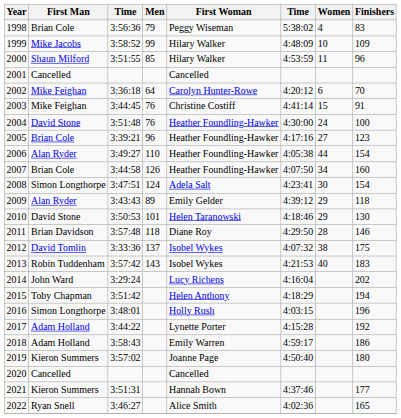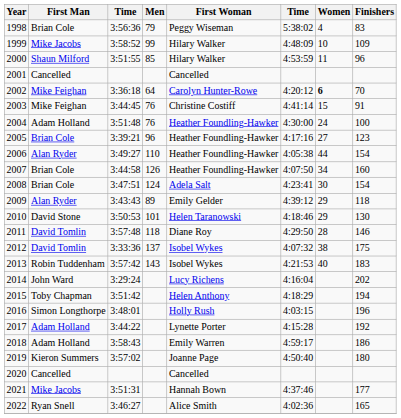(320, 91) normal -> (320, 91) bold
(56, 122) David Stone -> (60, 122) Adam Holland
(68, 185) Simon Longthorpe -> (53, 185) Brian Cole
(62, 232) Brian Davidson -> (59, 232) David Tomlin
(65, 389) Kieron Summers -> (56, 389) Mike Jacobs
